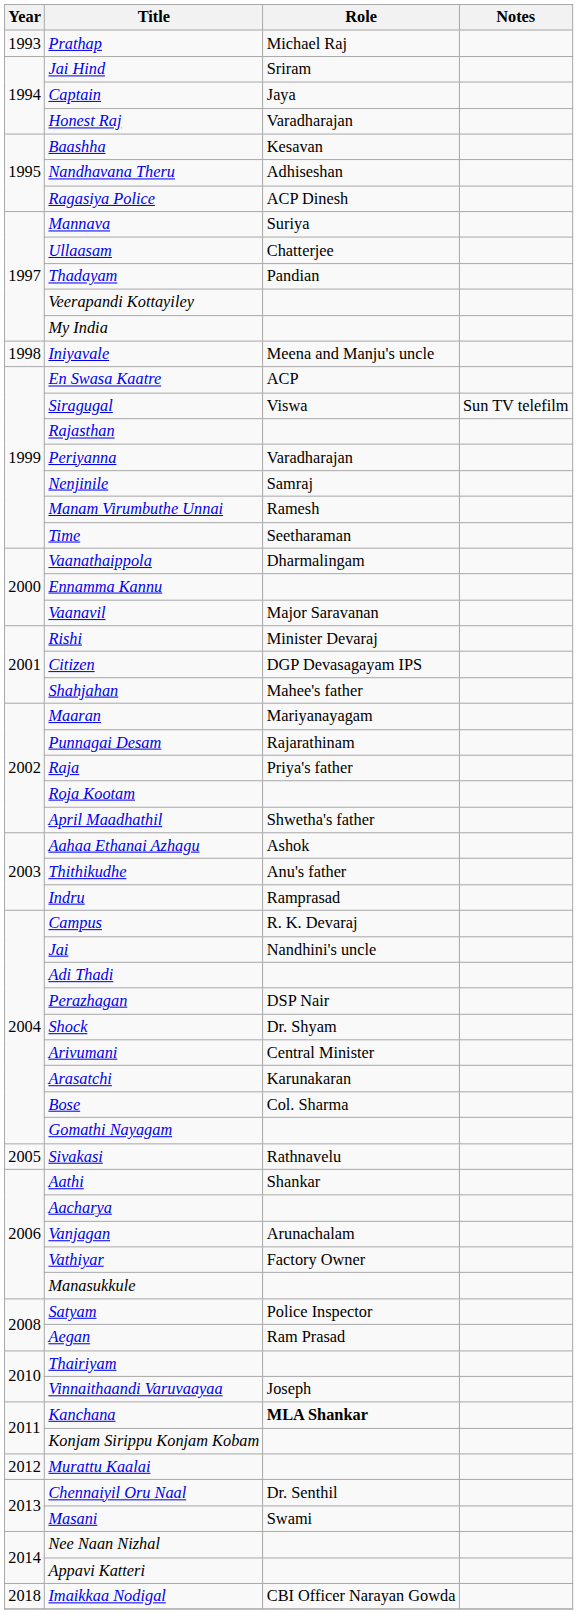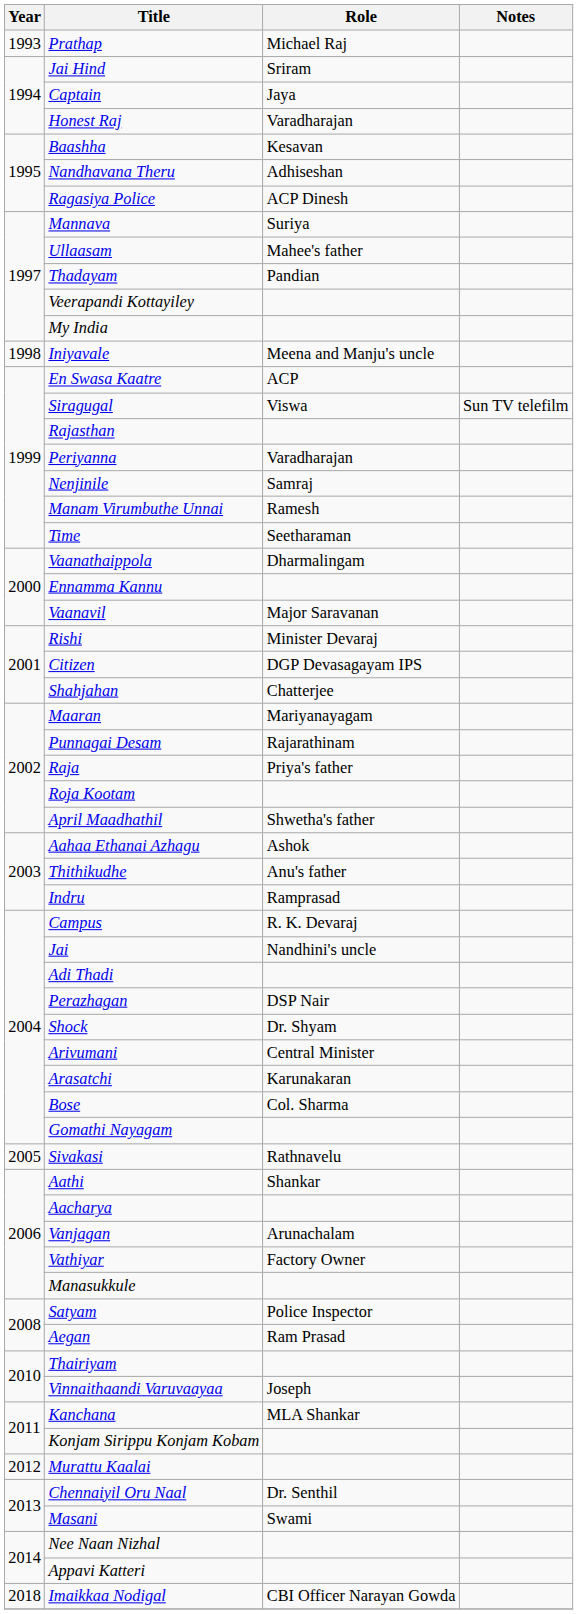(300, 250) Chatterjee -> (315, 250) Mahee's father
(315, 690) Mahee's father -> (300, 690) Chatterjee
(317, 1415) bold -> (313, 1415) normal
